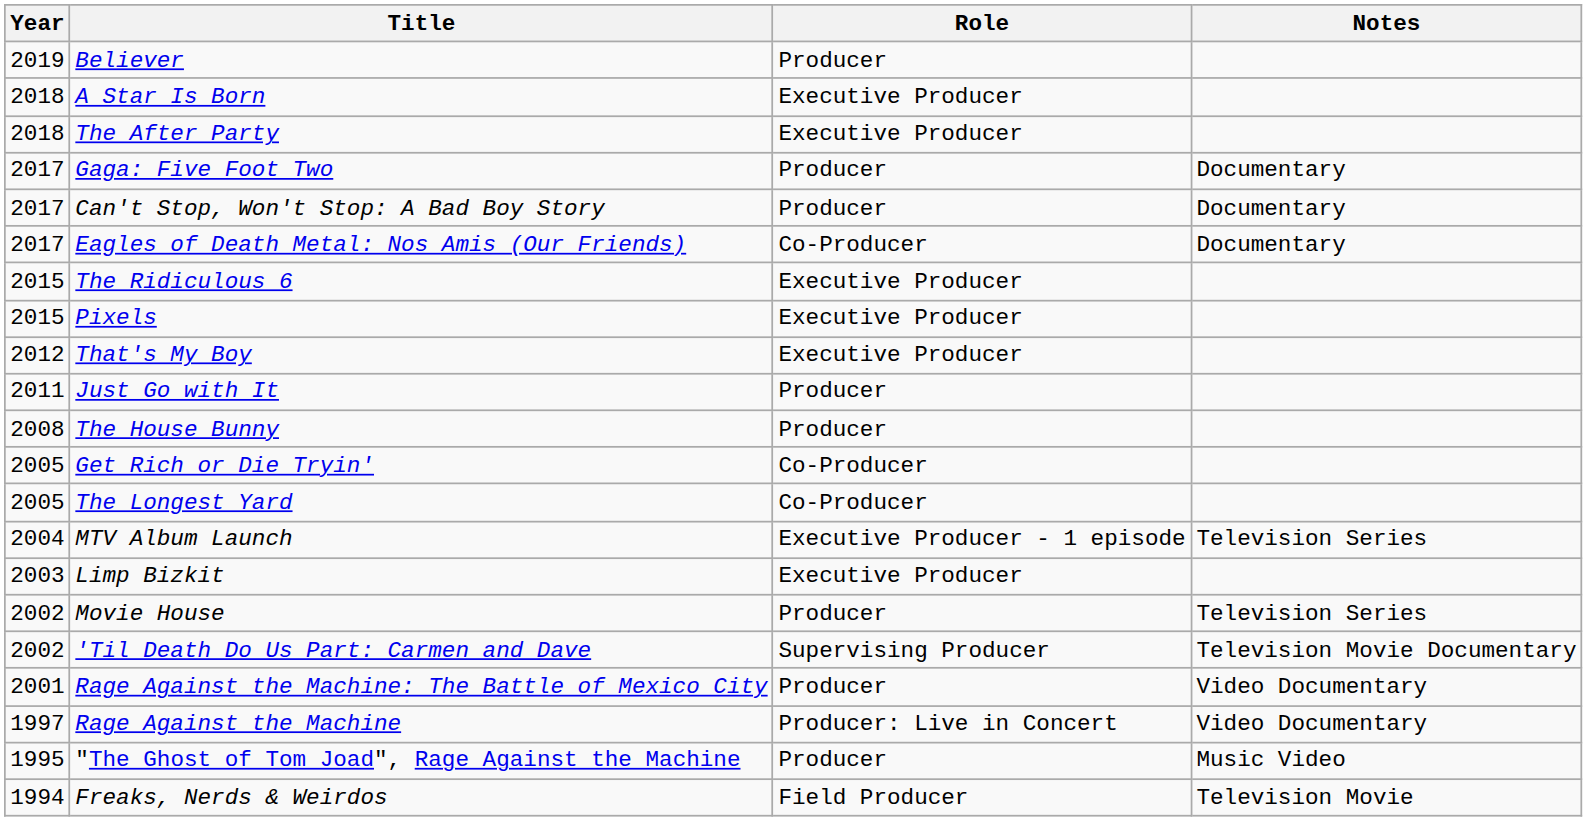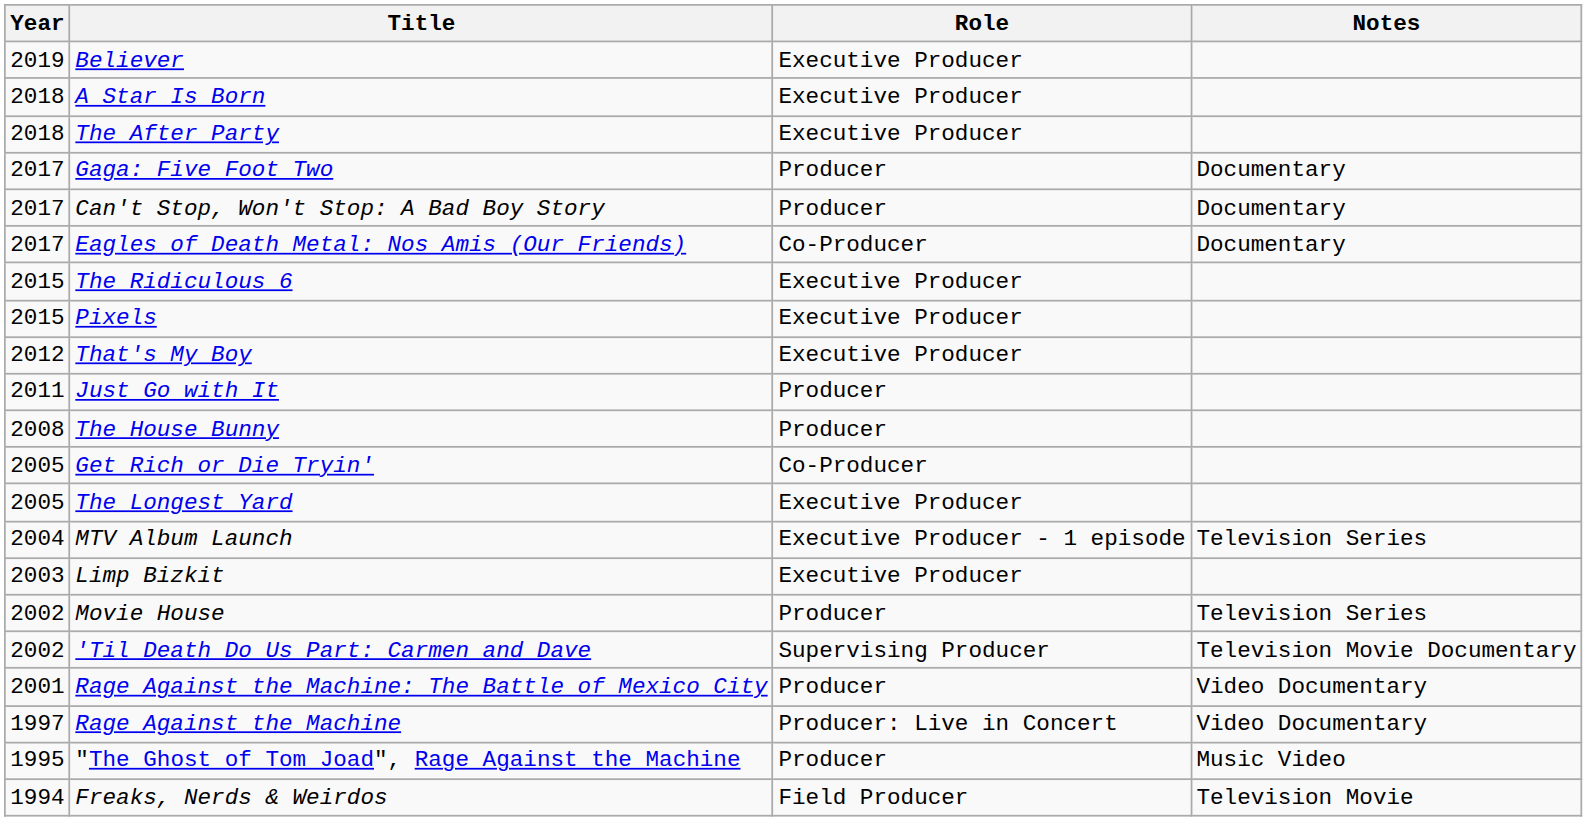(833, 60) Producer -> (901, 60) Executive Producer
(853, 503) Co-Producer -> (901, 503) Executive Producer
